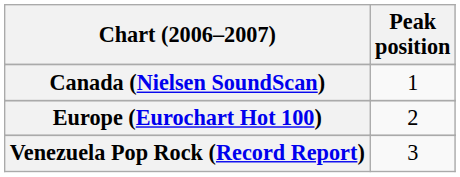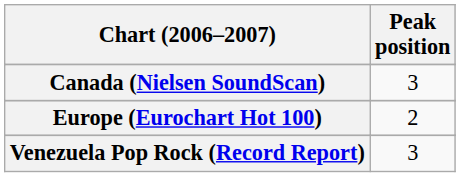(413, 82) 1 -> (413, 82) 3
